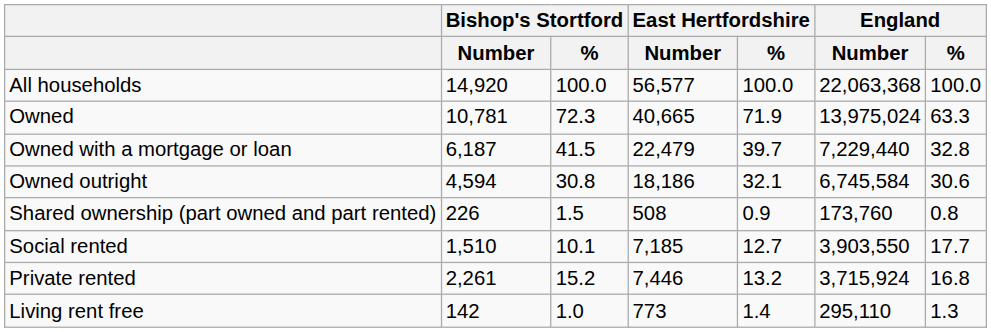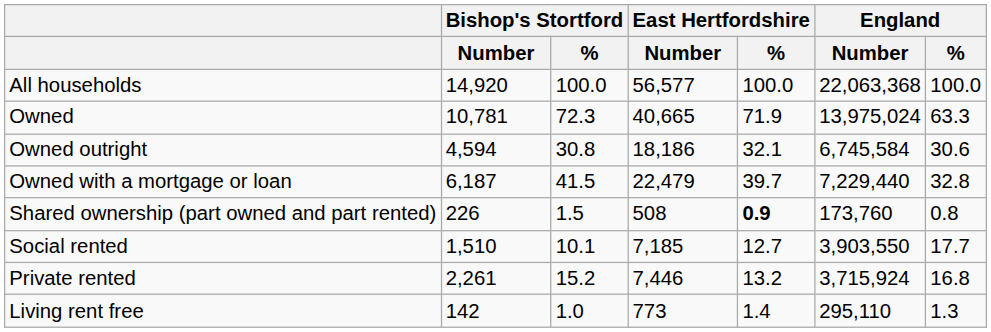rows swapped: (78, 181) <-> (151, 149)
(757, 213) normal -> (757, 213) bold
